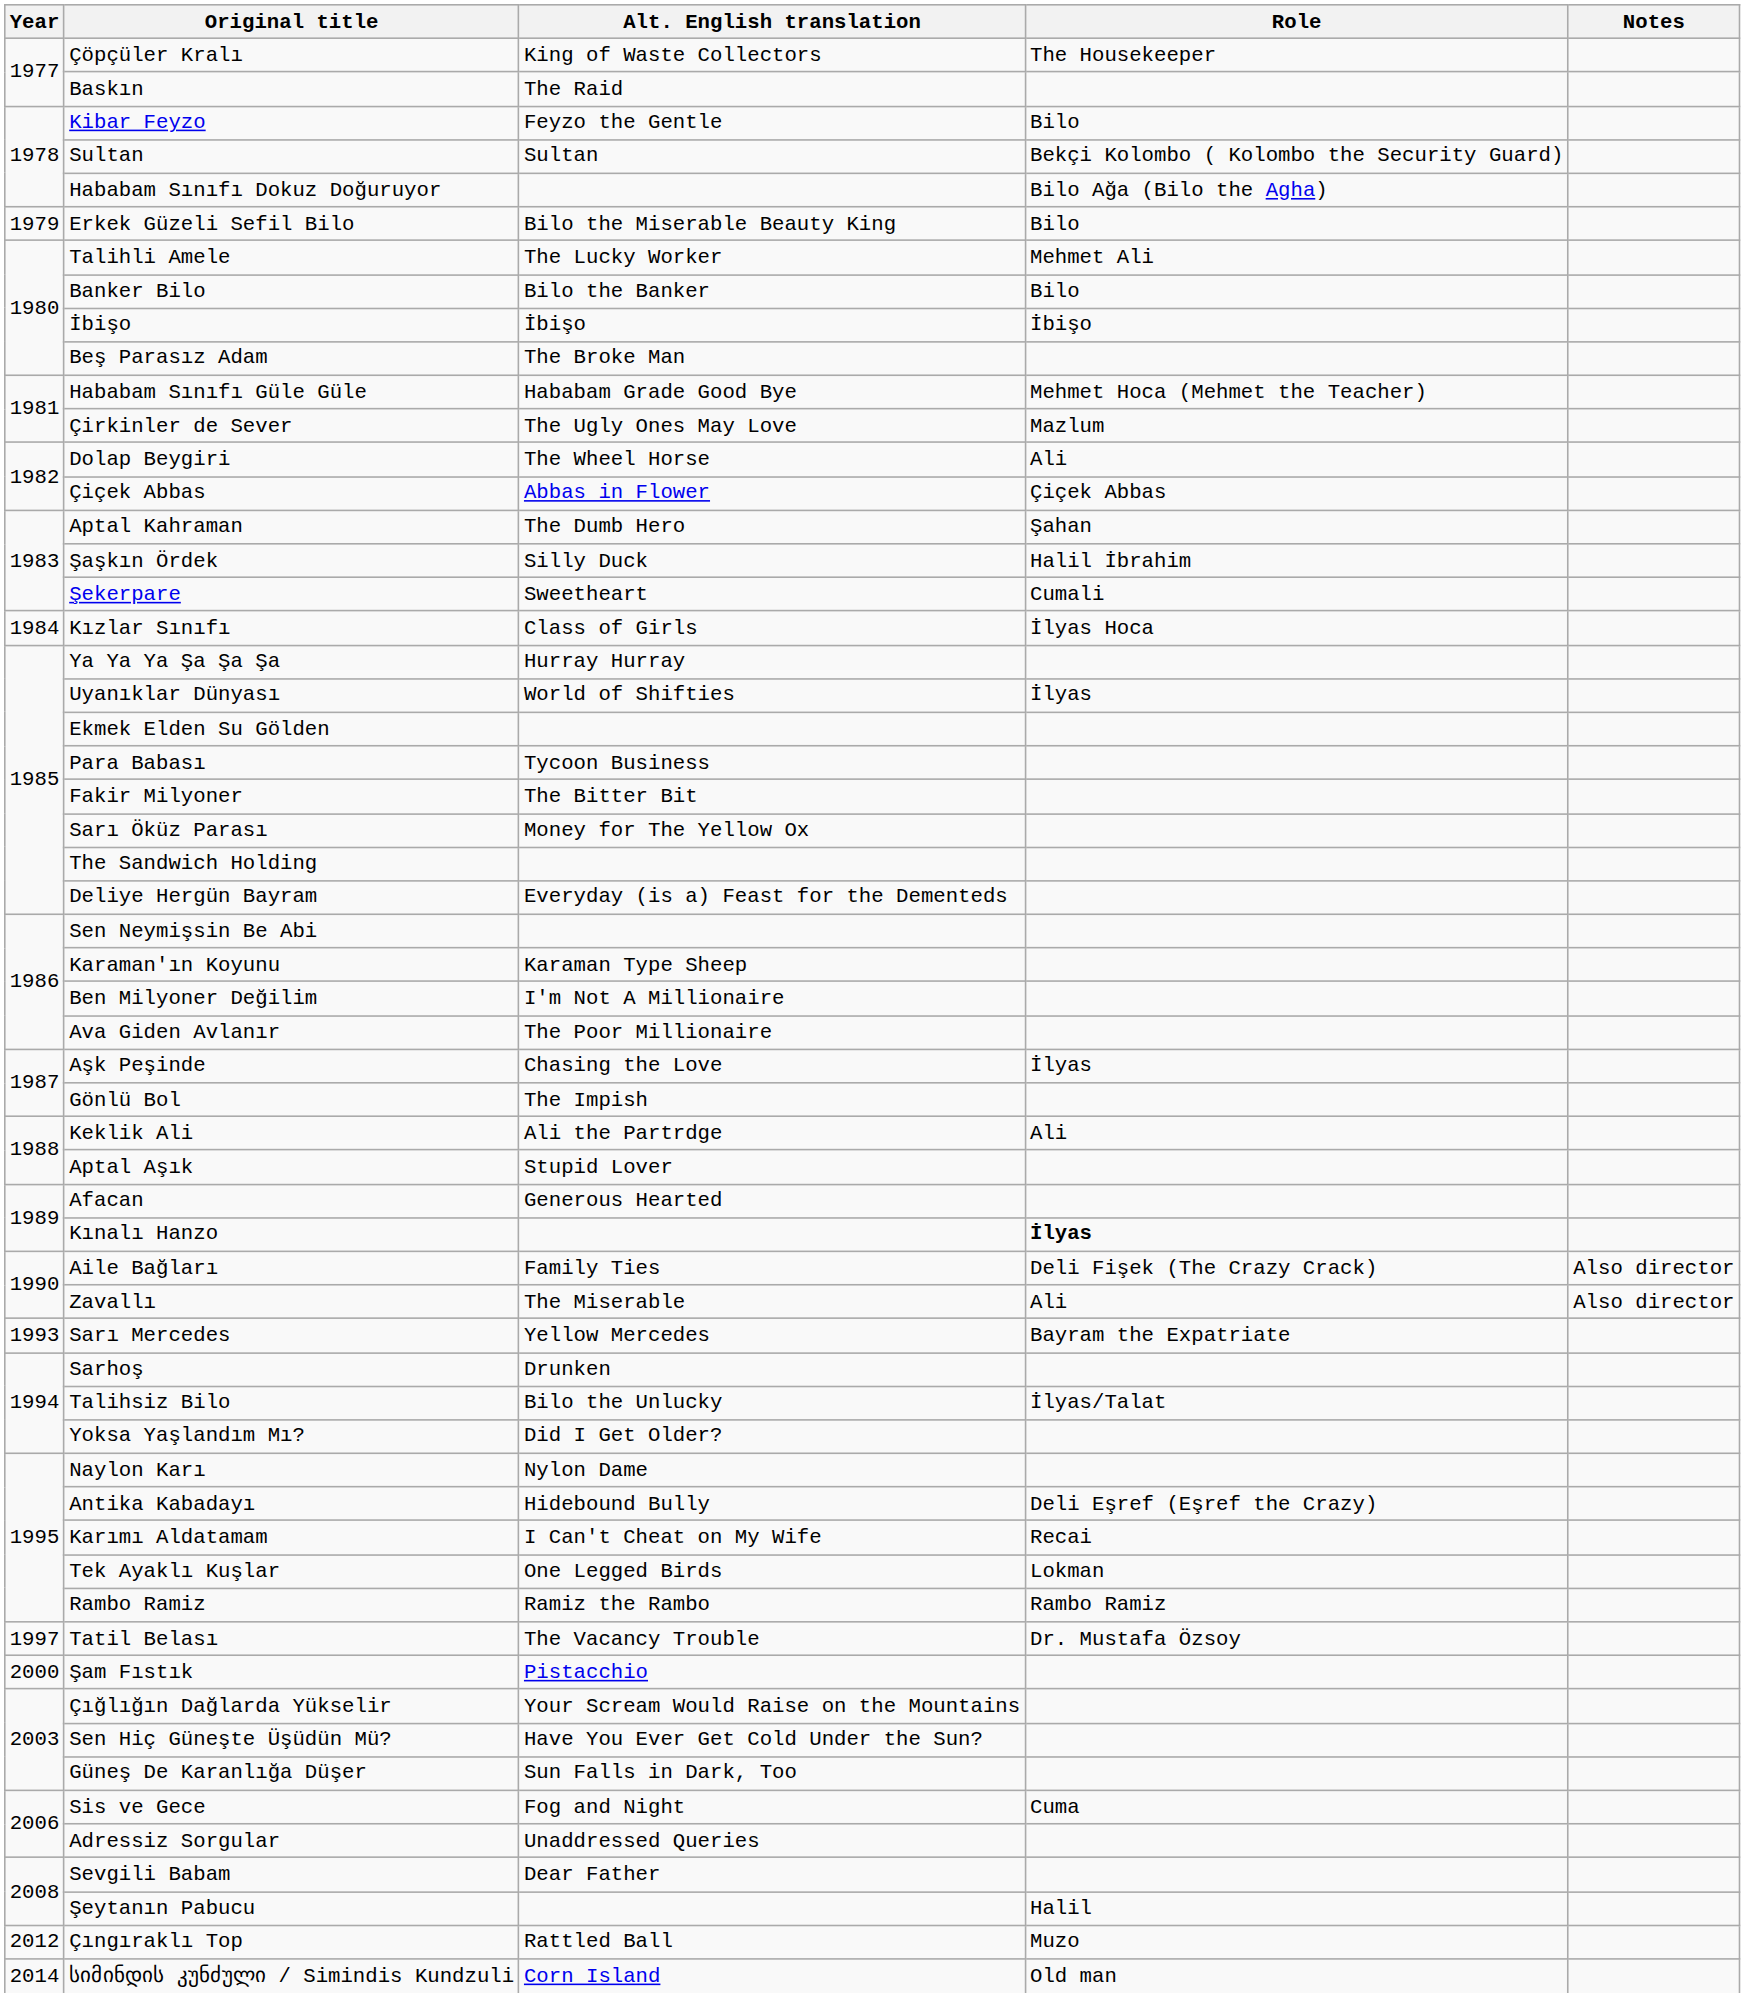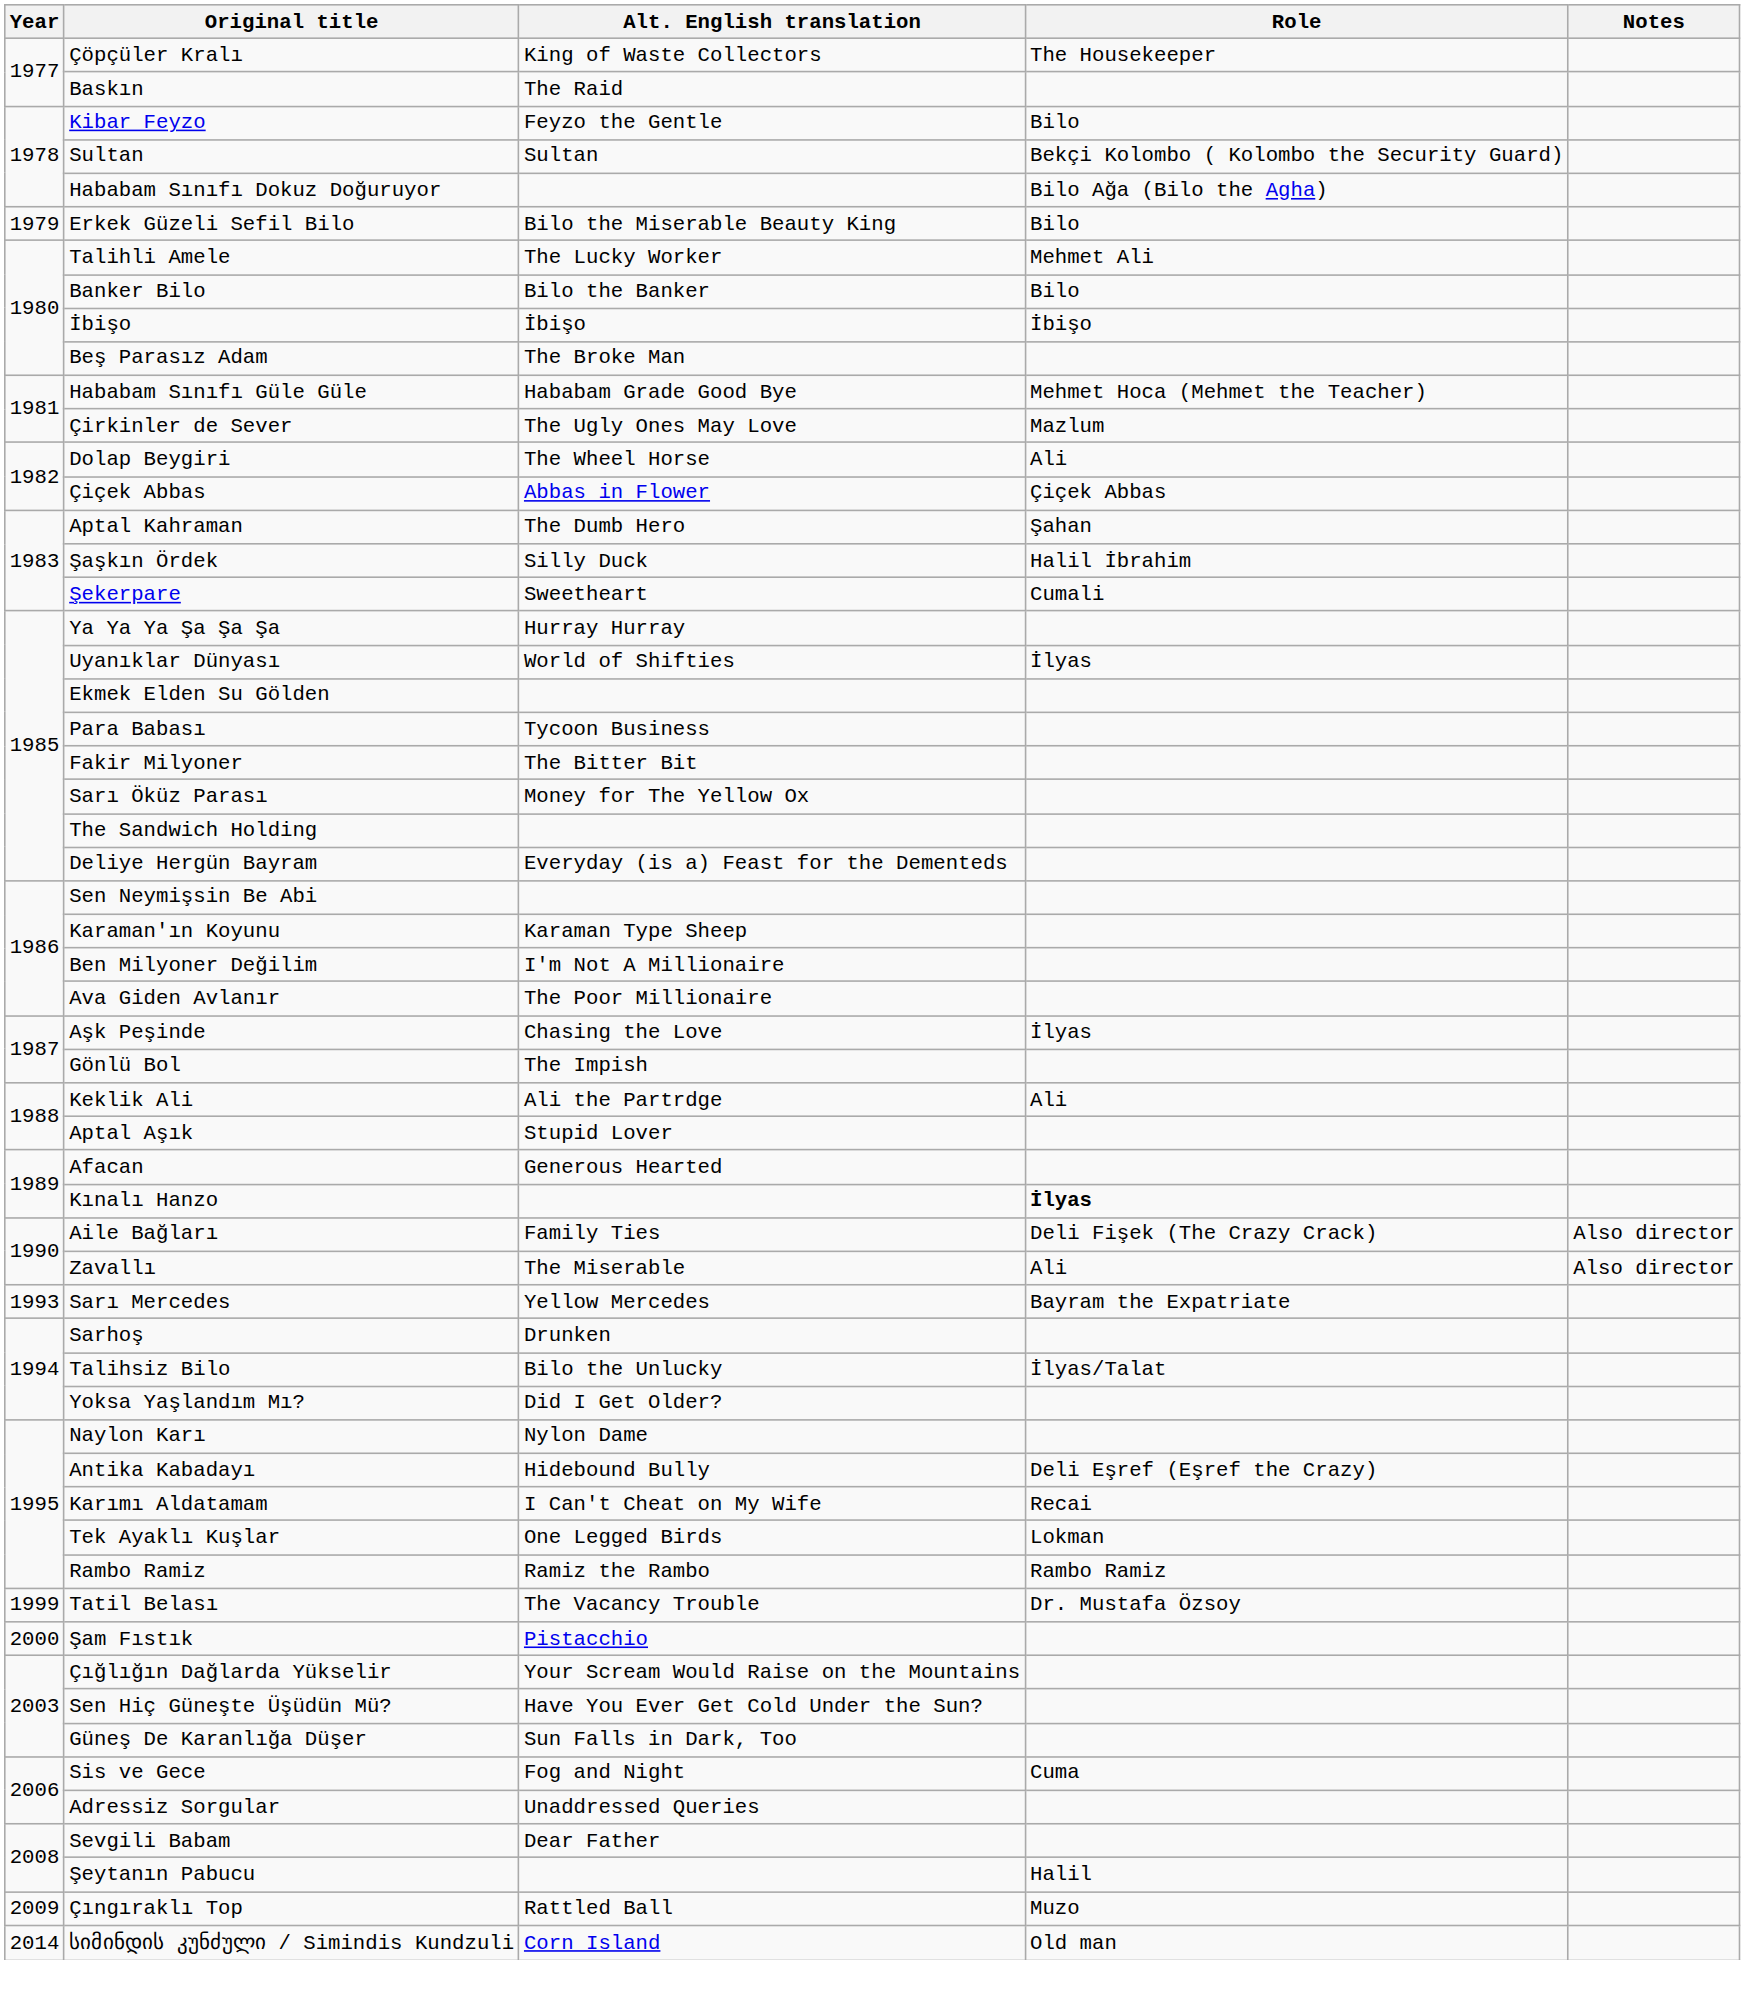- row: (150, 628)
(35, 1639) 1997 -> (35, 1605) 1999
(35, 1942) 2012 -> (35, 1908) 2009
